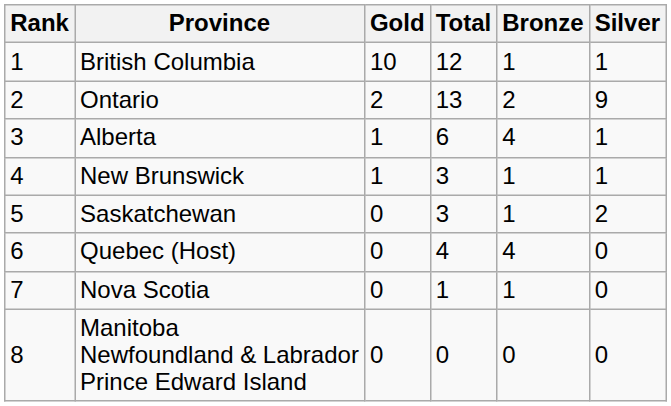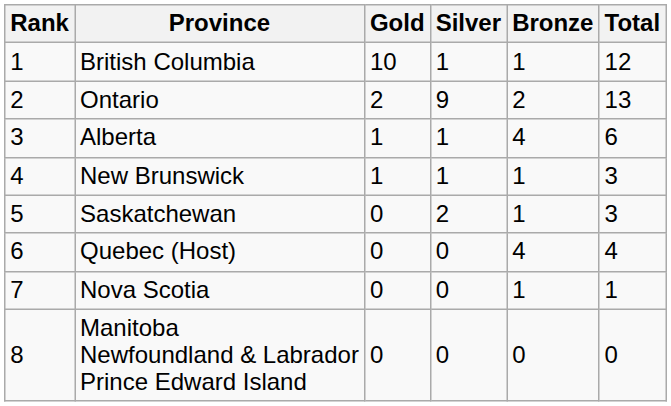columns swapped: (627, 23) <-> (463, 23)
